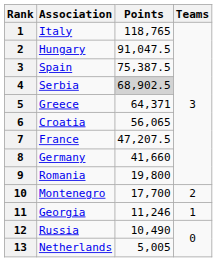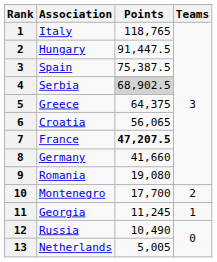(144, 49) 91,047.5 -> (144, 49) 91,447.5
(151, 103) 64,371 -> (151, 103) 64,375
(144, 139) normal -> (144, 139) bold
(151, 176) 19,800 -> (151, 176) 19,080
(151, 212) 11,246 -> (151, 212) 11,245
